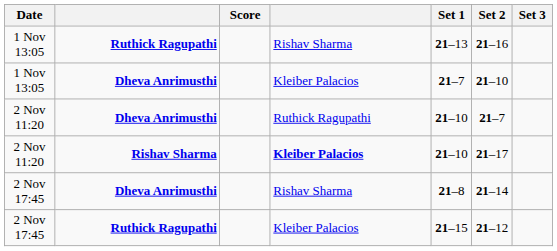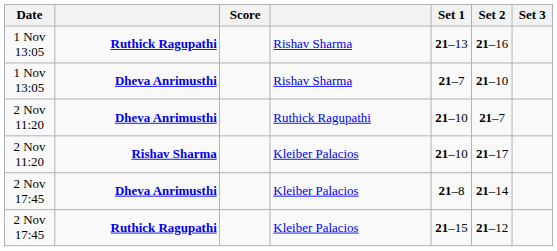(316, 81) Kleiber Palacios -> (313, 81) Rishav Sharma
(318, 154) bold -> (316, 154) normal
(313, 191) Rishav Sharma -> (316, 191) Kleiber Palacios
